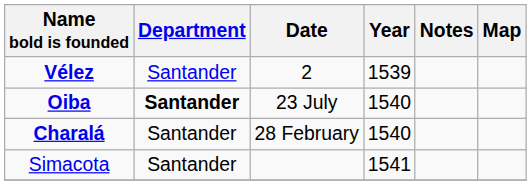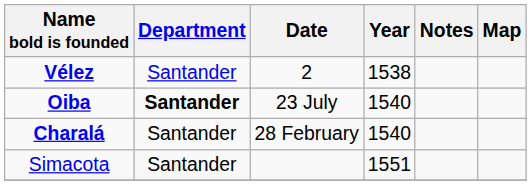(389, 72) 1539 -> (389, 72) 1538
(389, 164) 1541 -> (389, 164) 1551
